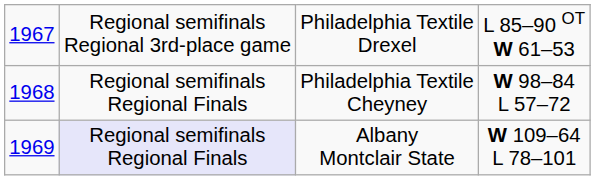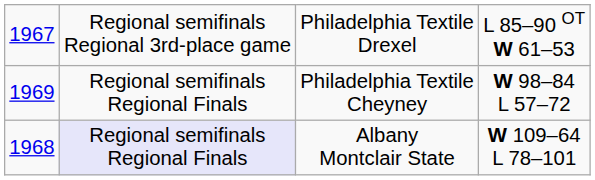(32, 92) 1968 -> (32, 92) 1969
(32, 147) 1969 -> (32, 147) 1968
